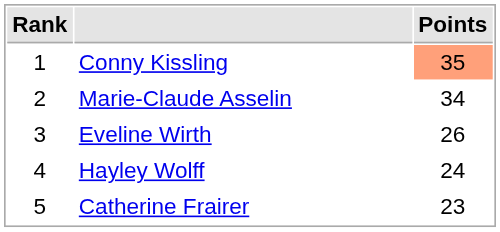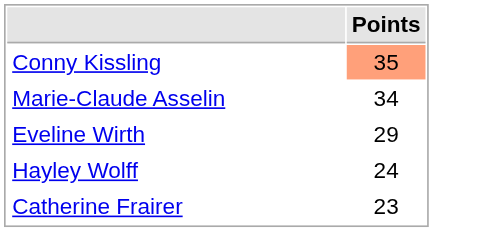- column: (40, 24)
(453, 134) 26 -> (386, 134) 29
